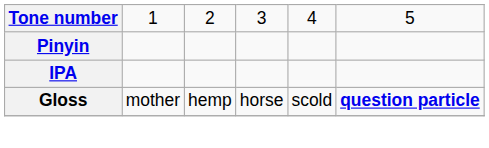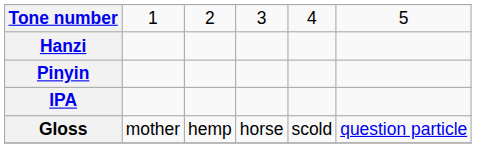+ row: (63, 45)
(410, 101) bold -> (404, 128) normal
